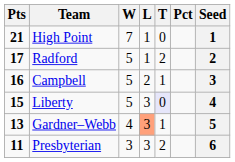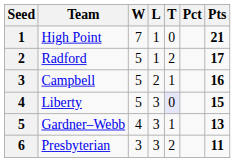columns swapped: (213, 15) <-> (17, 15)
(147, 124) lightsalmon background -> (156, 124) no background
